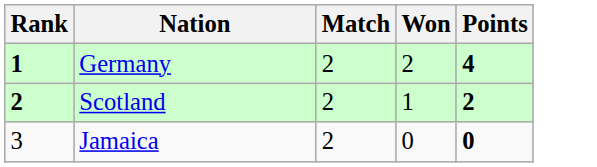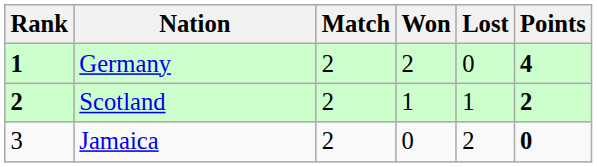+ column: (485, 24)
